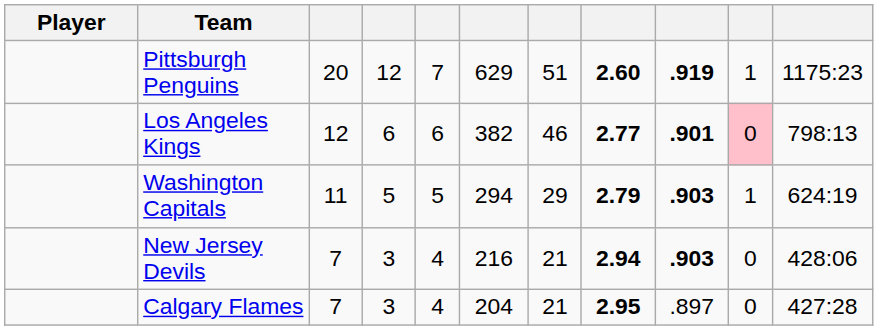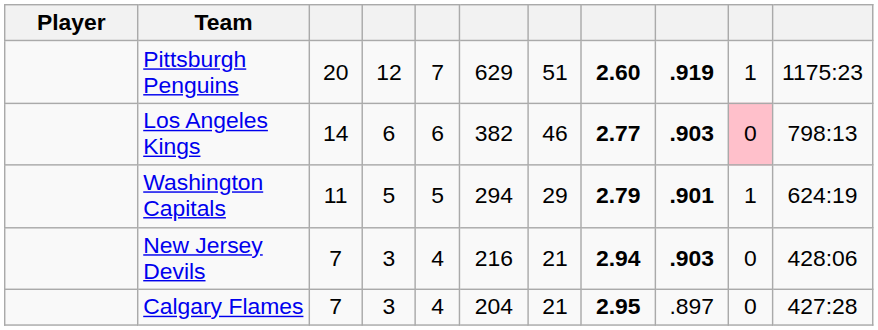(336, 133) 12 -> (336, 133) 14
(692, 133) .901 -> (692, 133) .903
(692, 195) .903 -> (692, 195) .901
